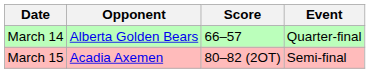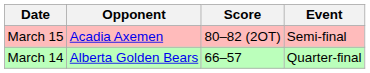rows swapped: (36, 36) <-> (36, 57)
